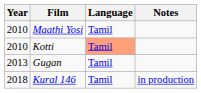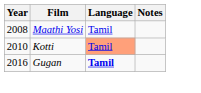(17, 29) 2010 -> (17, 29) 2008
(17, 63) 2013 -> (17, 63) 2016
(100, 63) normal -> (101, 63) bold
- row: (54, 79)
